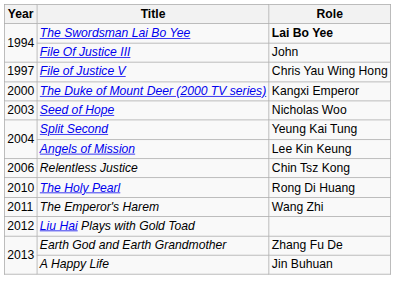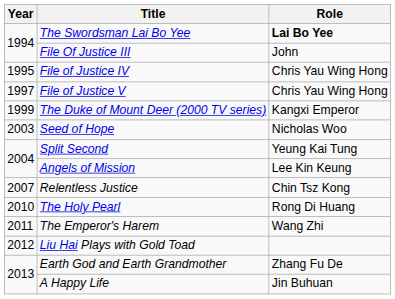+ row: (84, 71)
(21, 91) 2000 -> (21, 110) 1999
(21, 168) 2006 -> (21, 187) 2007
